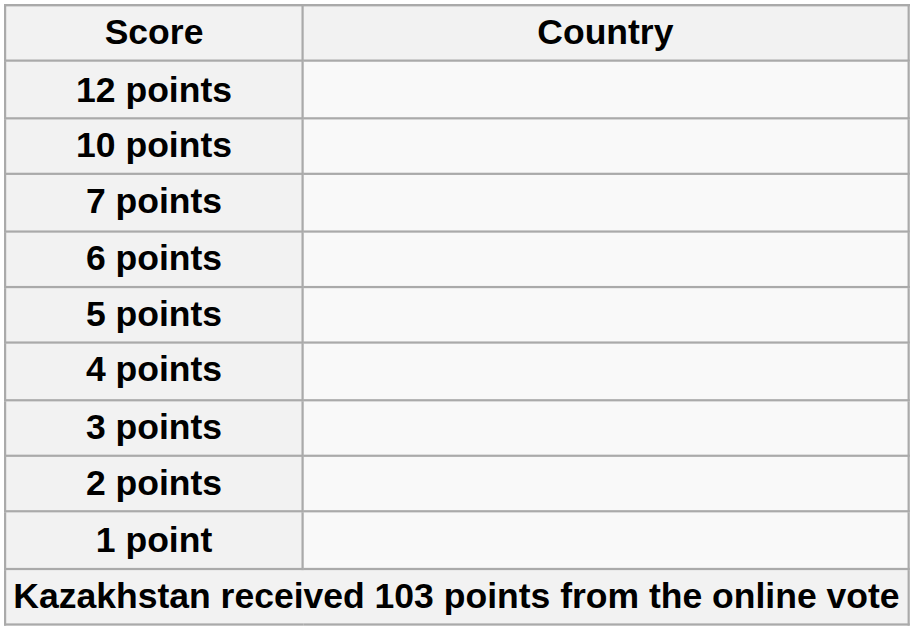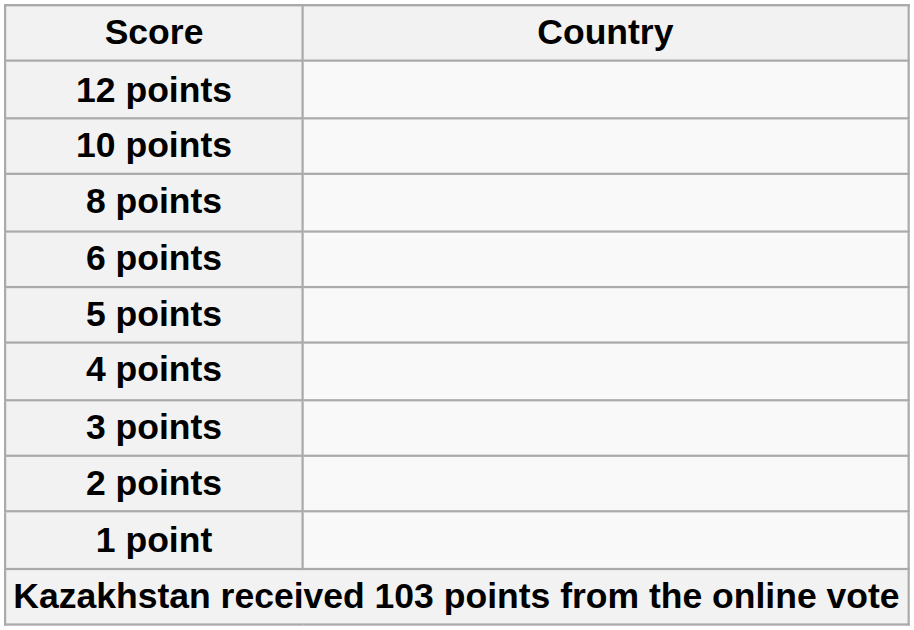+ row: (154, 201)
- row: (154, 201)
